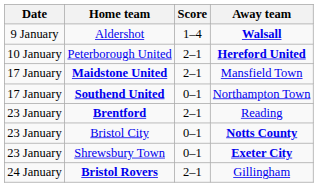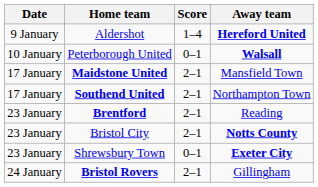(262, 34) Walsall -> (262, 34) Hereford United
(192, 53) 2–1 -> (192, 53) 0–1
(262, 53) Hereford United -> (262, 53) Walsall
(192, 93) 0–1 -> (192, 93) 2–1
(192, 133) 0–1 -> (192, 133) 2–1
